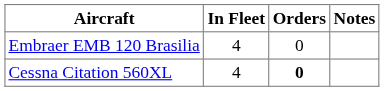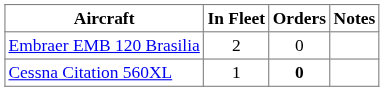(236, 45) 4 -> (236, 45) 2
(236, 72) 4 -> (236, 72) 1
